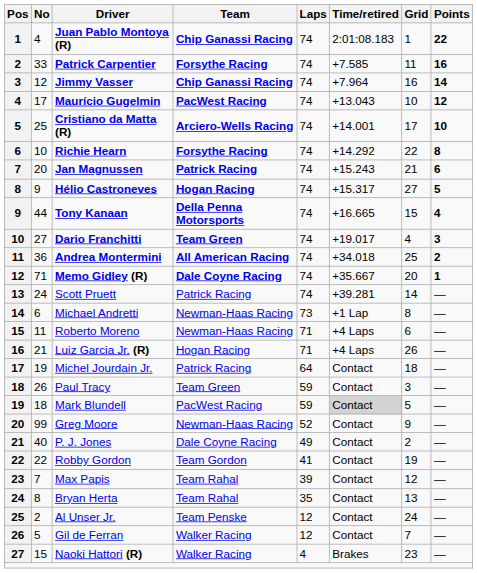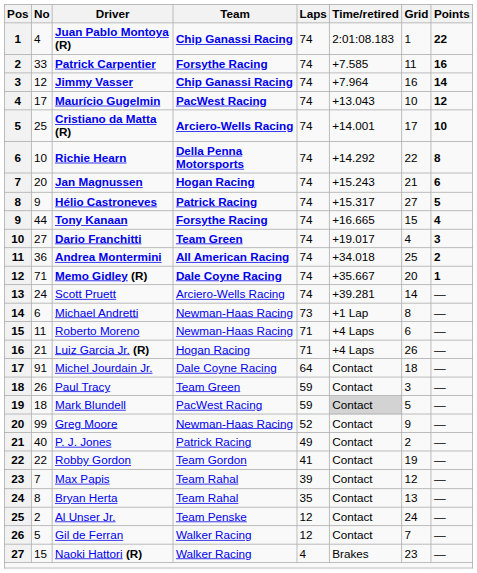(222, 151) Forsythe Racing -> (210, 158) Della Penna Motorsports
(217, 170) Patrick Racing -> (215, 183) Hogan Racing
(215, 188) Hogan Racing -> (217, 201) Patrick Racing
(210, 213) Della Penna Motorsports -> (222, 220) Forsythe Racing
(214, 294) Patrick Racing -> (230, 294) Arciero-Wells Racing
(41, 368) 19 -> (41, 368) 91
(214, 368) Patrick Racing -> (226, 368) Dale Coyne Racing
(226, 442) Dale Coyne Racing -> (214, 442) Patrick Racing
